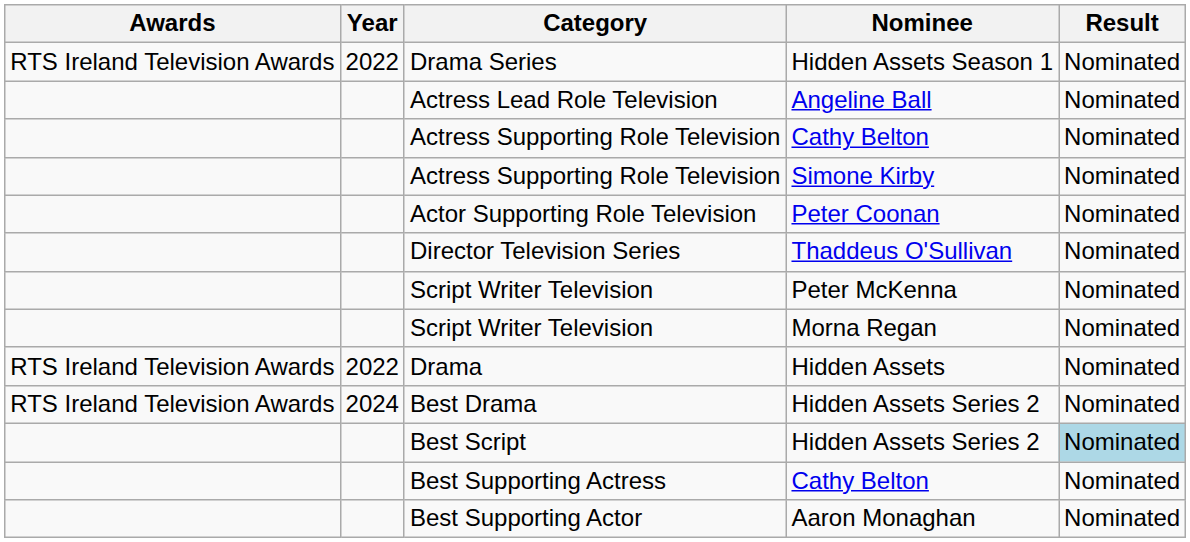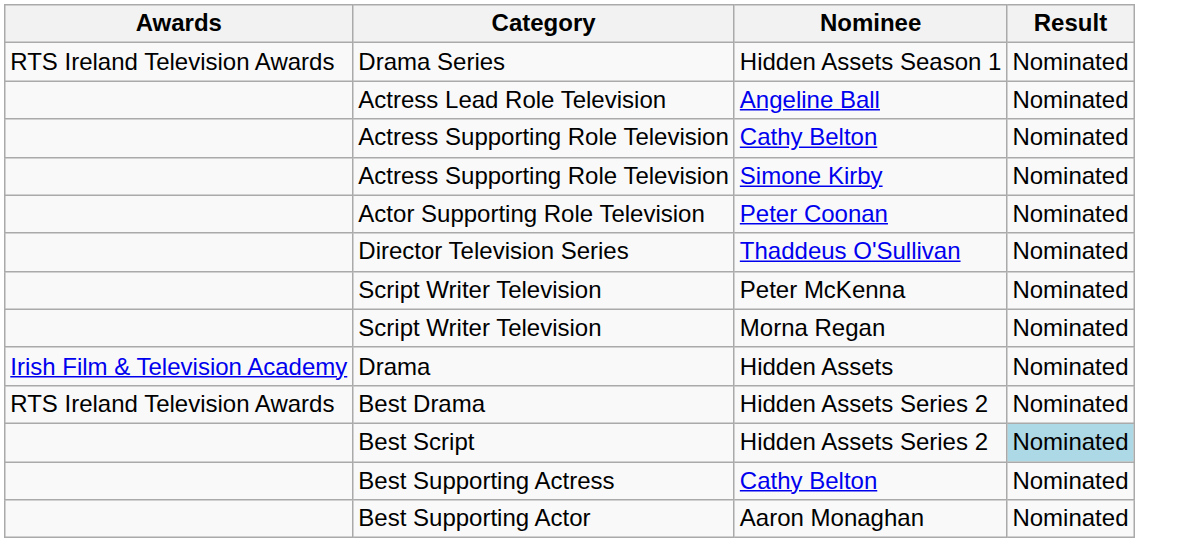- column: (372, 23)
(172, 366) RTS Ireland Television Awards -> (179, 366) Irish Film & Television Academy
